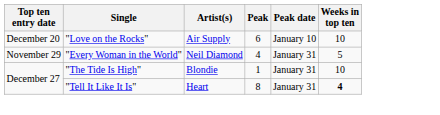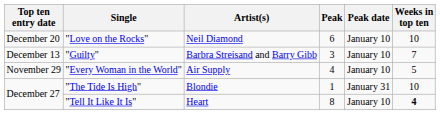(208, 39) Air Supply -> (215, 39) Neil Diamond
+ row: (82, 54)
(215, 54) Neil Diamond -> (208, 70) Air Supply
(295, 54) January 31 -> (369, 70) January 10
(295, 86) January 31 -> (369, 102) January 10
